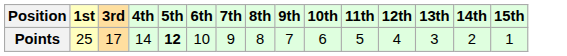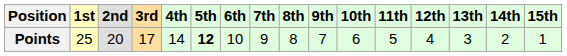+ column: (115, 16)
